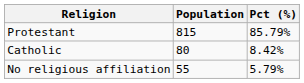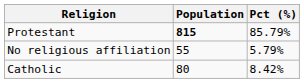(186, 32) normal -> (186, 32) bold
rows swapped: (34, 51) <-> (89, 69)
